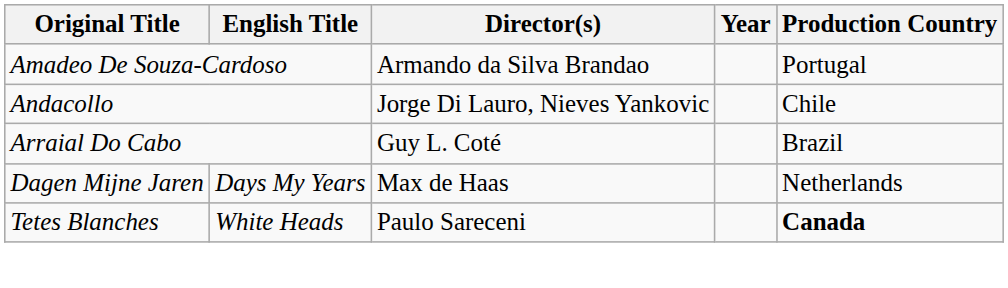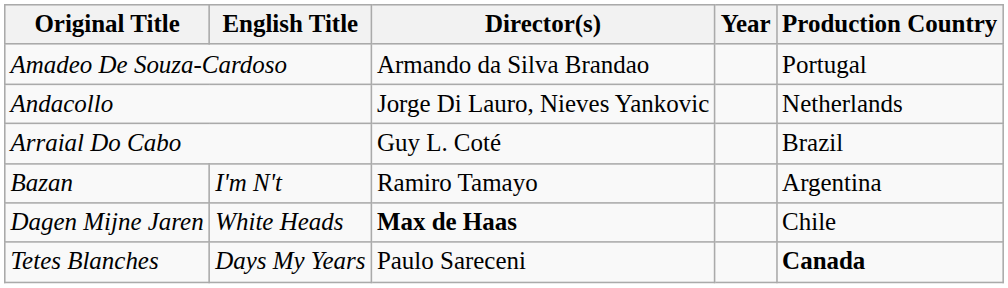(809, 103) Chile -> (842, 103) Netherlands
+ row: (42, 182)
(290, 182) Days My Years -> (279, 222) White Heads
(443, 182) normal -> (447, 222) bold
(842, 182) Netherlands -> (809, 222) Chile
(279, 222) White Heads -> (290, 261) Days My Years
